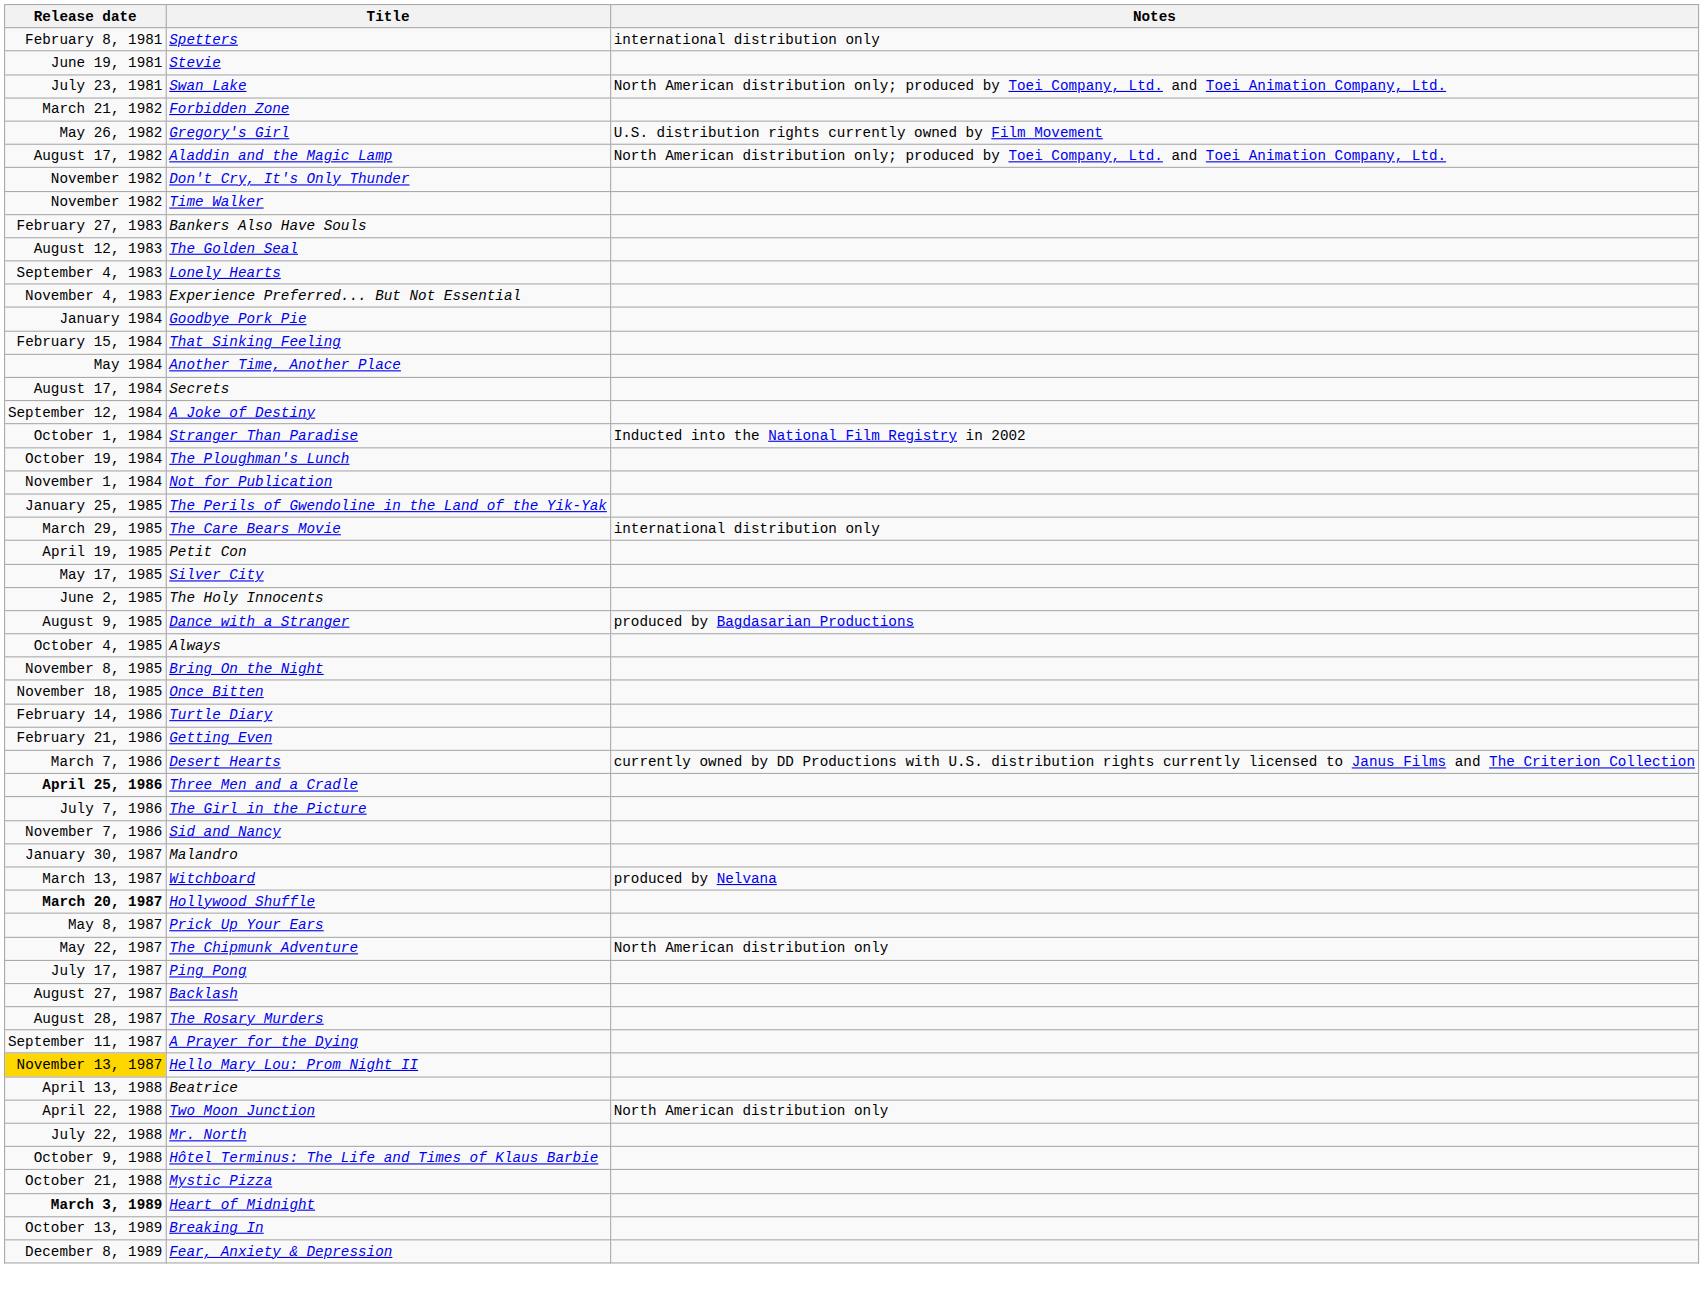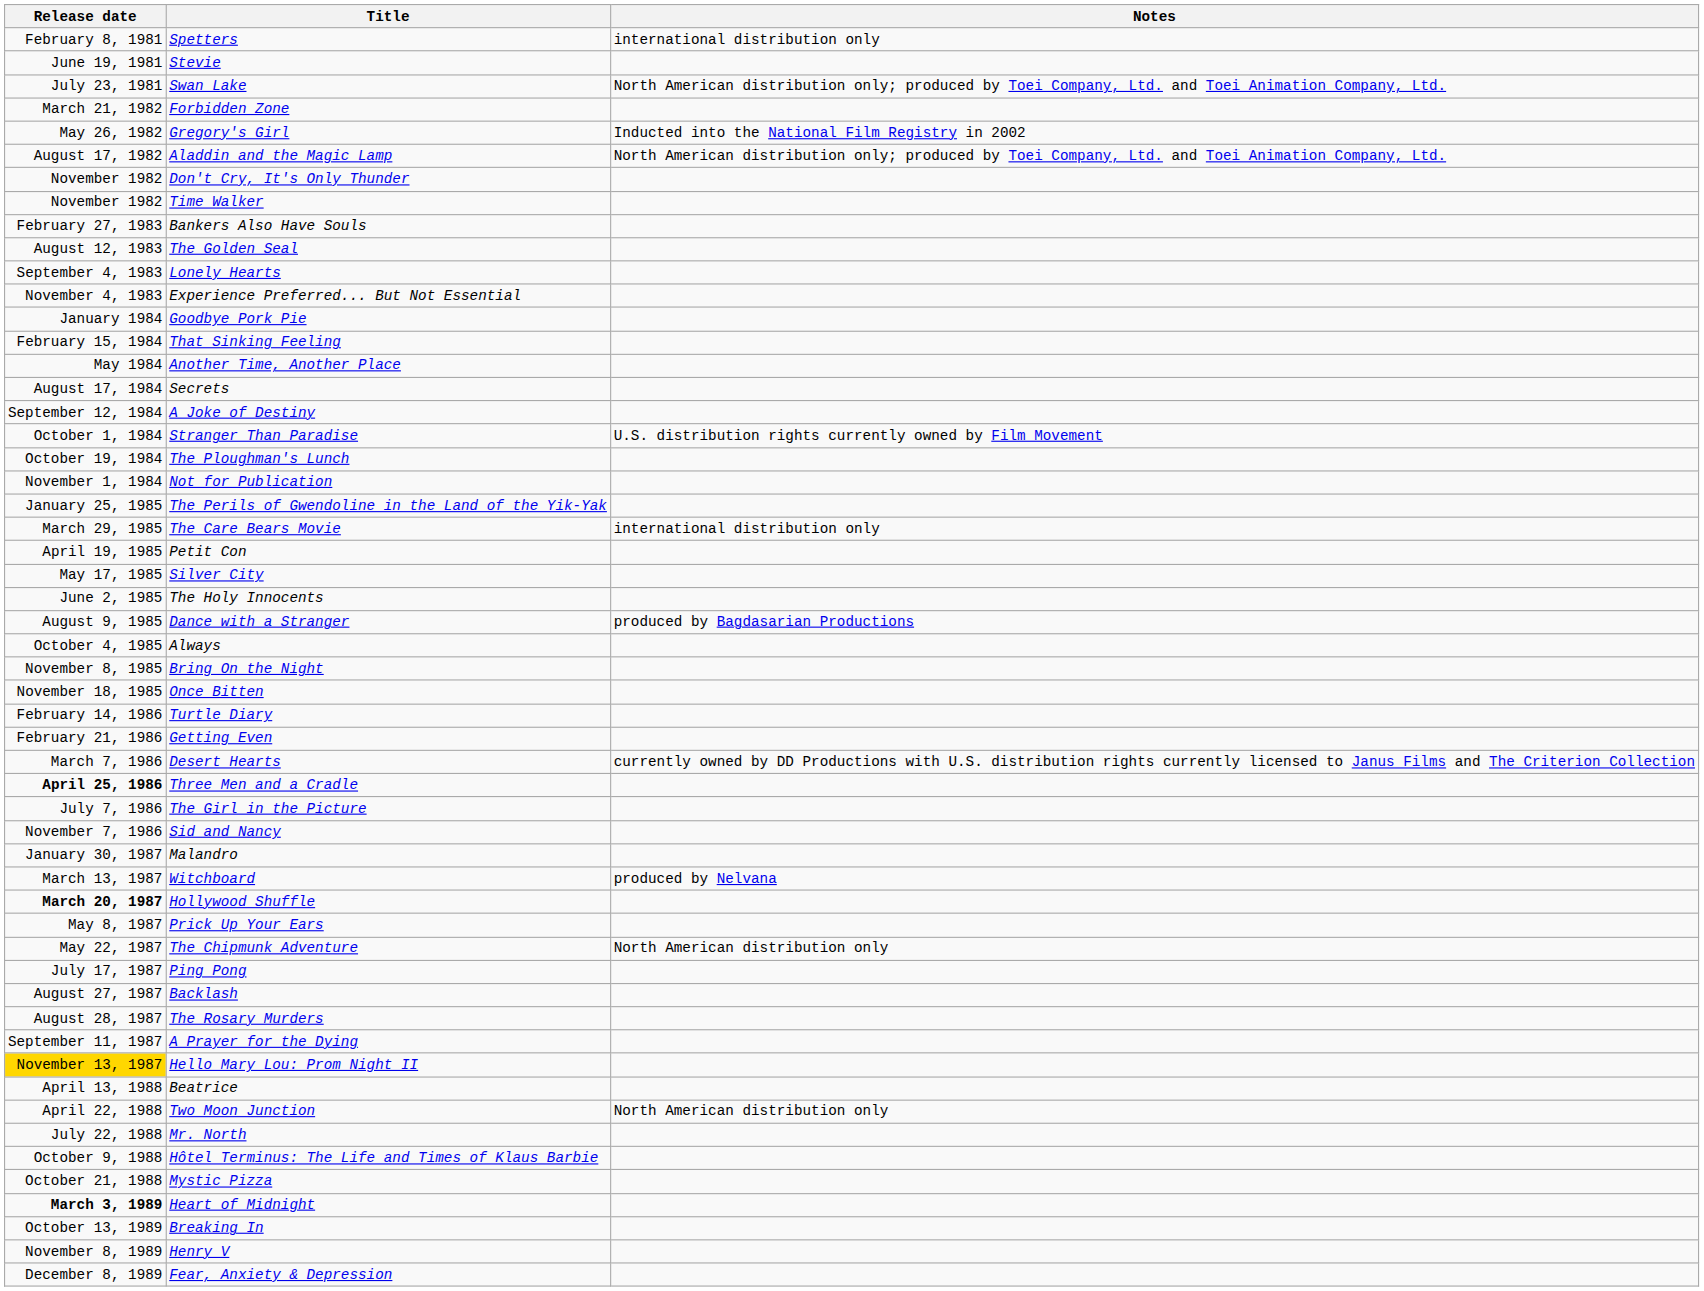(858, 133) U.S. distribution rights currently owned by Film Movement -> (820, 133) Inducted into the National Film Registry in 2002
(820, 436) Inducted into the National Film Registry in 2002 -> (858, 436) U.S. distribution rights currently owned by Film Movement
+ row: (199, 1251)
